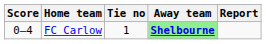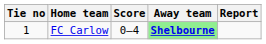columns swapped: (126, 13) <-> (23, 13)
